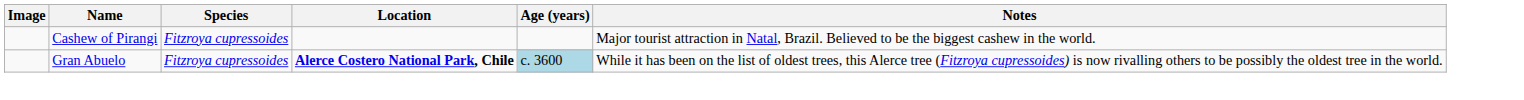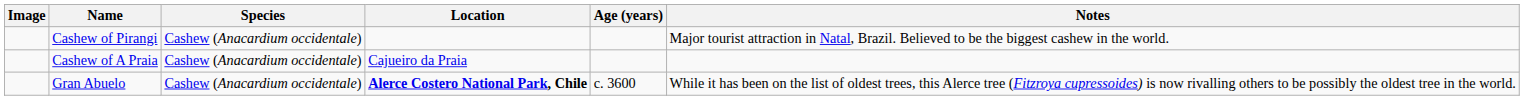(226, 38) Fitzroya cupressoides -> (263, 38) Cashew (Anacardium occidentale)
+ row: (105, 60)
(226, 60) Fitzroya cupressoides -> (263, 83) Cashew (Anacardium occidentale)
(541, 60) lightblue background -> (615, 83) no background
